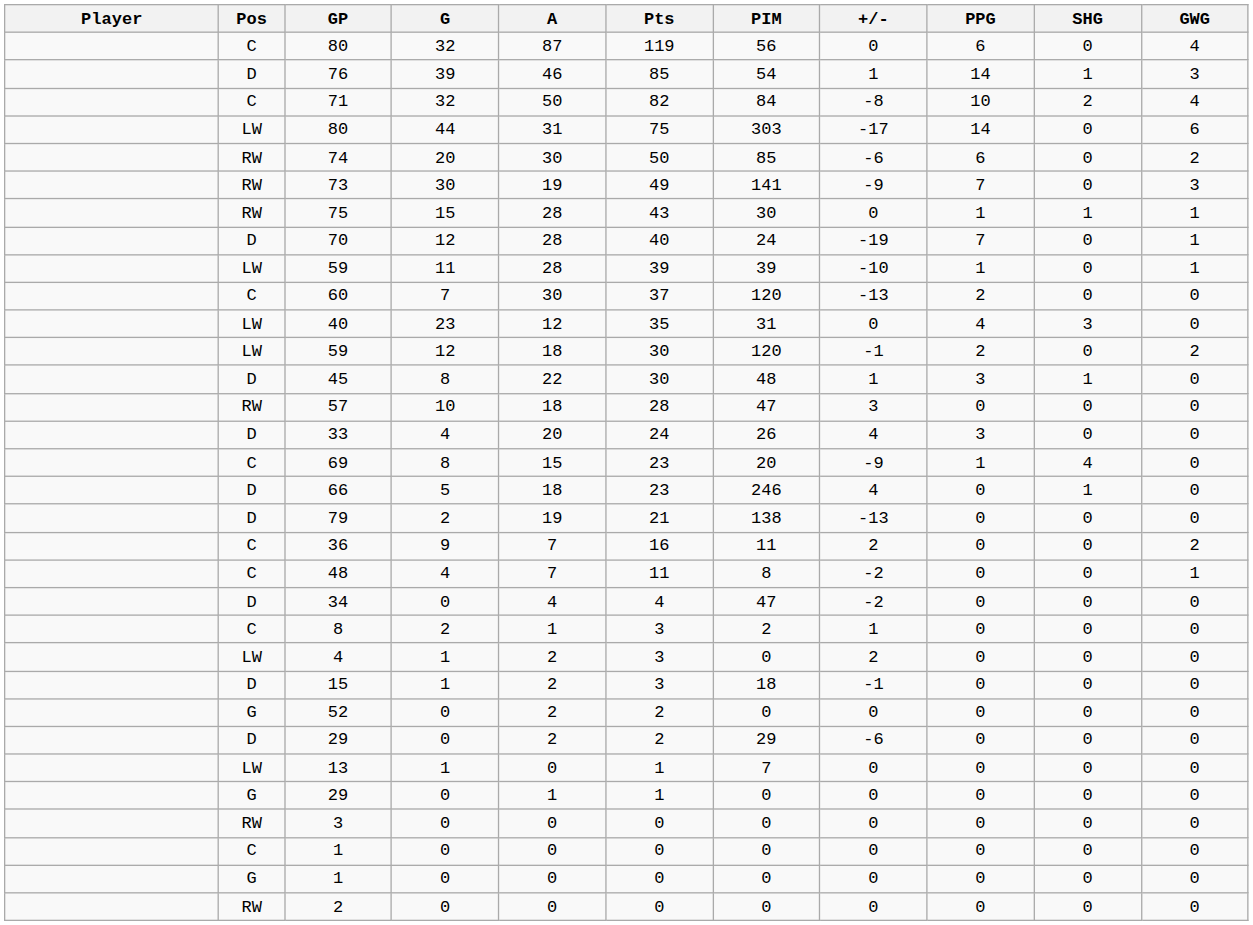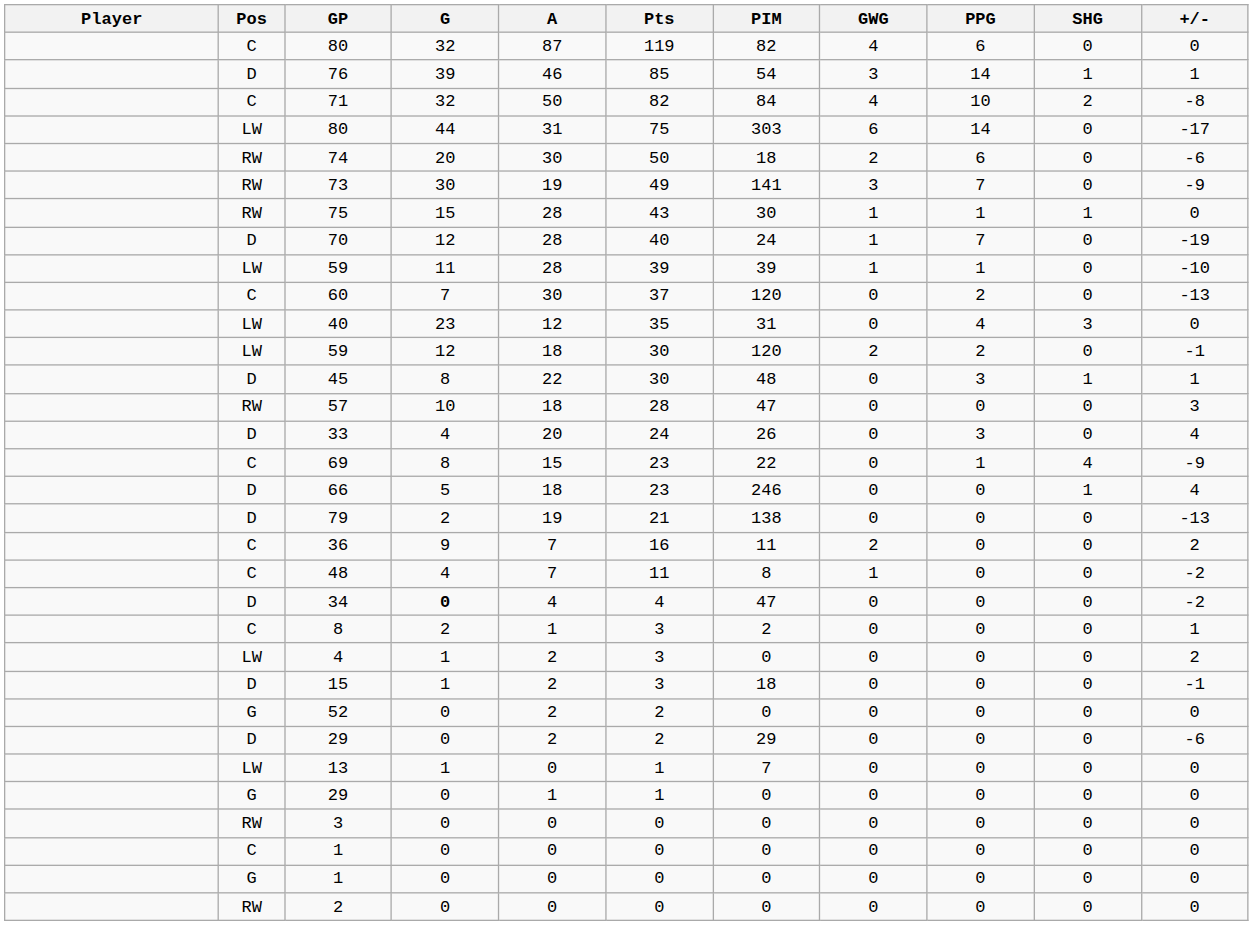columns swapped: (873, 19) <-> (1195, 19)
(766, 46) 56 -> (766, 46) 82
(766, 157) 85 -> (766, 157) 18
(766, 463) 20 -> (766, 463) 22
(445, 601) normal -> (445, 601) bold
